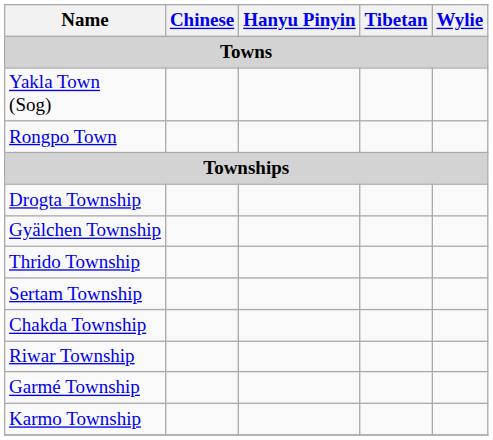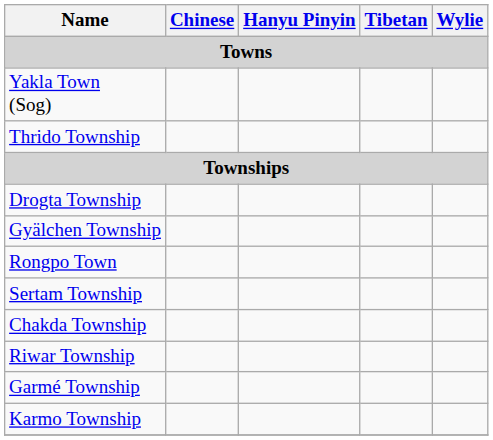rows swapped: (63, 137) <-> (74, 262)
